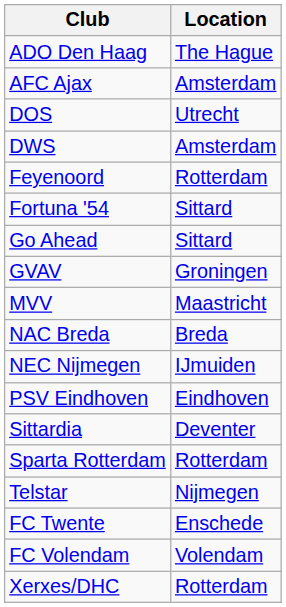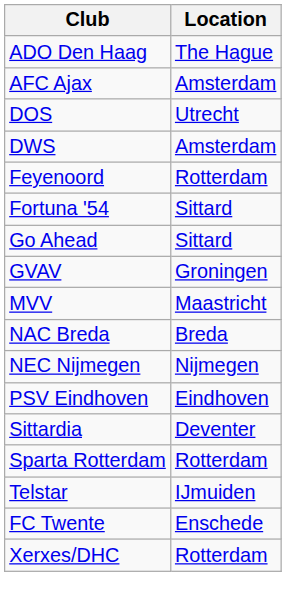(215, 366) IJmuiden -> (217, 366) Nijmegen
(217, 492) Nijmegen -> (215, 492) IJmuiden
- row: (69, 555)
